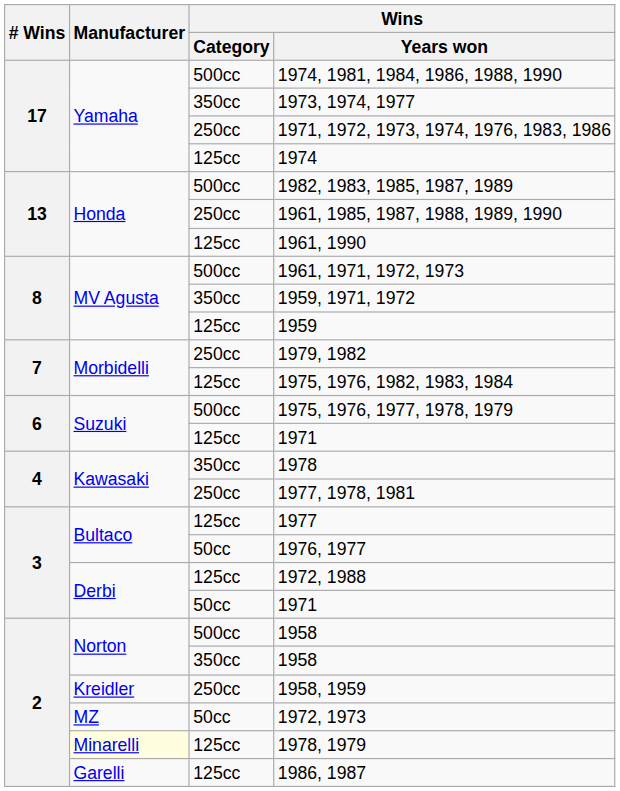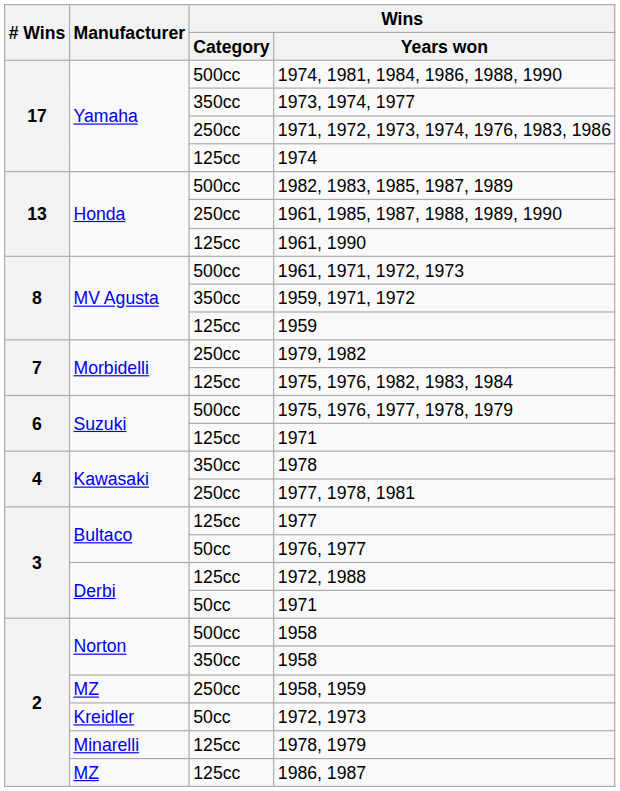(104, 689) Kreidler -> (86, 689) MZ
(86, 717) MZ -> (104, 717) Kreidler
(106, 744) lightyellow background -> (106, 744) no background
(99, 772) Garelli -> (86, 772) MZ
